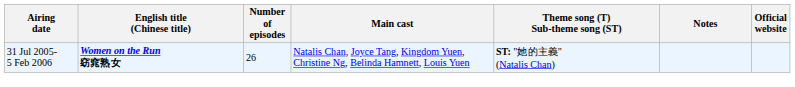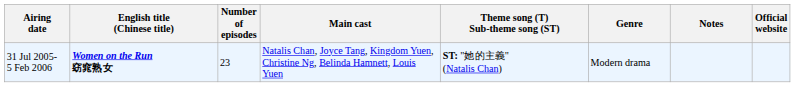+ column: (629, 23)
(251, 57) 26 -> (225, 62) 23
